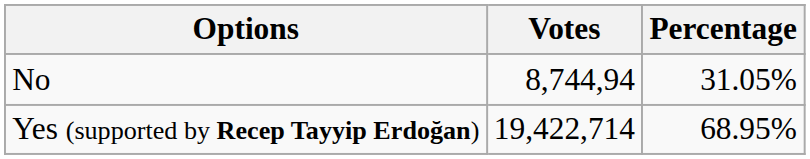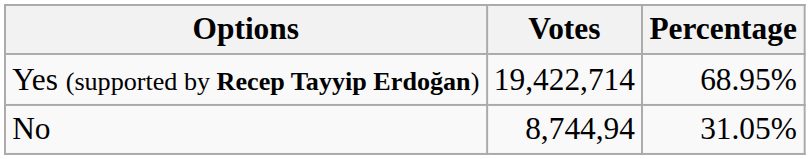rows swapped: (246, 128) <-> (31, 79)
